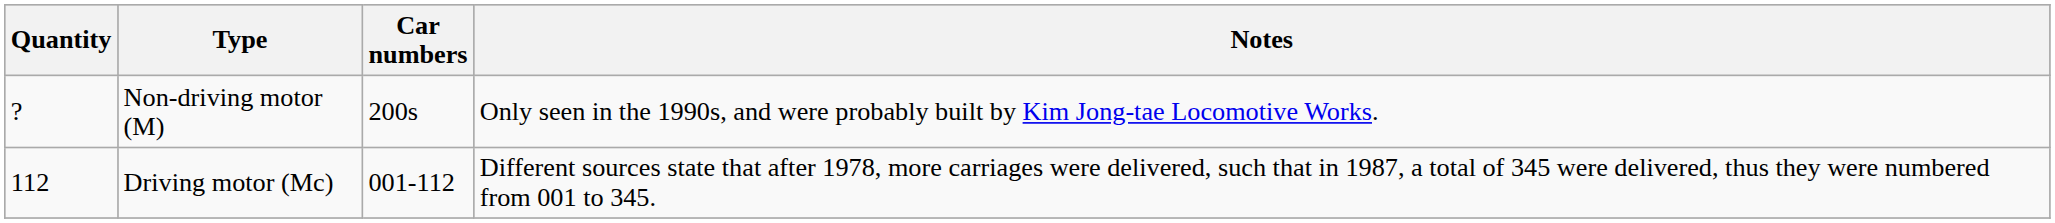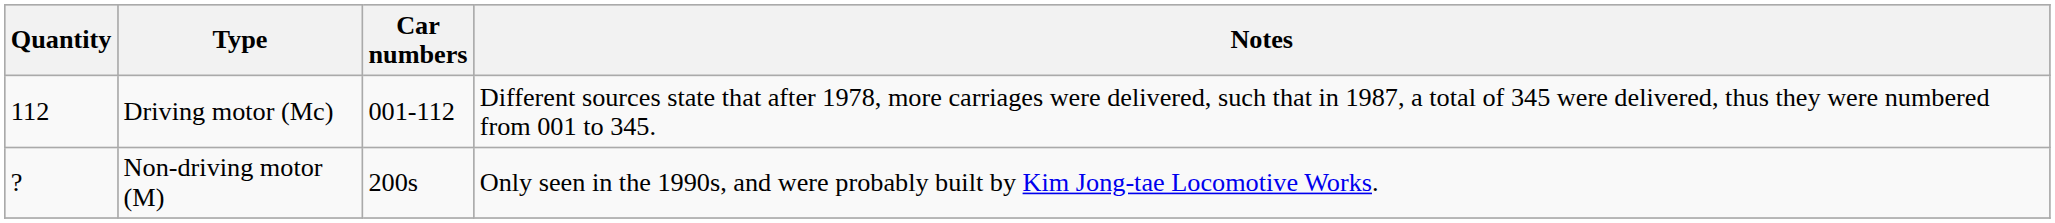rows swapped: (229, 182) <-> (223, 111)
